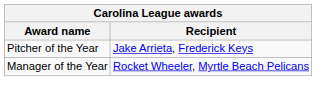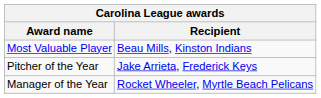+ row: (59, 48)
